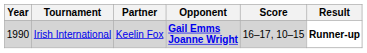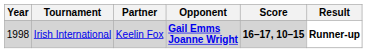(18, 34) 1990 -> (18, 34) 1998
(273, 34) normal -> (273, 34) bold
